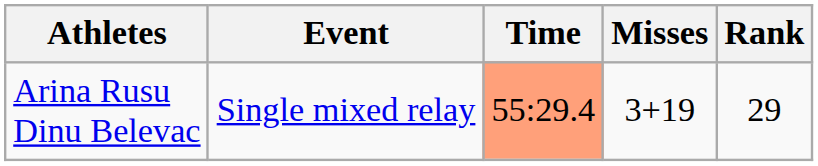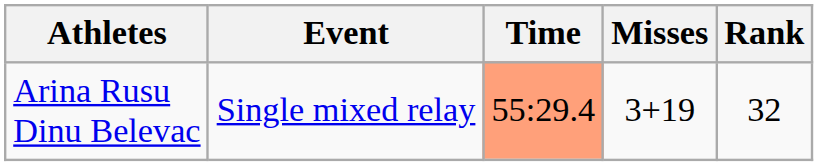(764, 109) 29 -> (764, 109) 32
